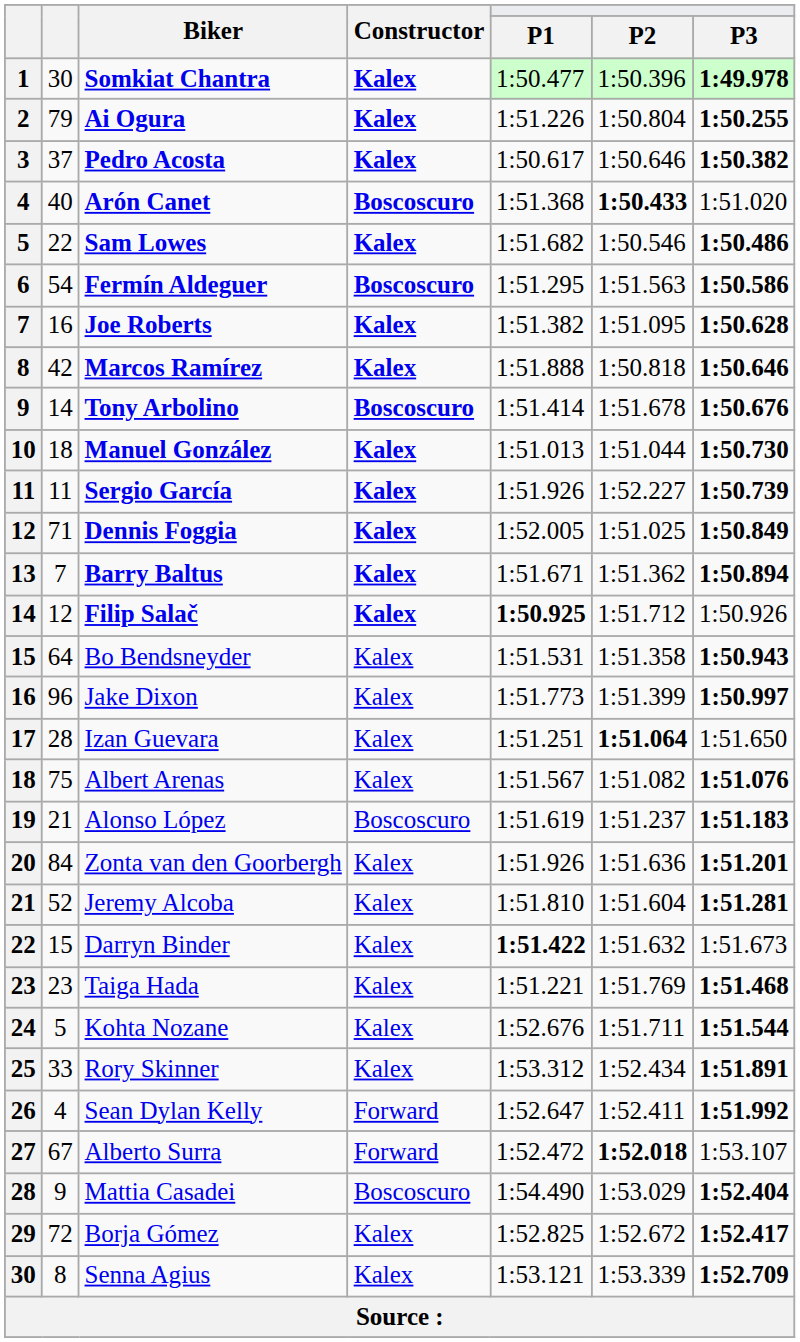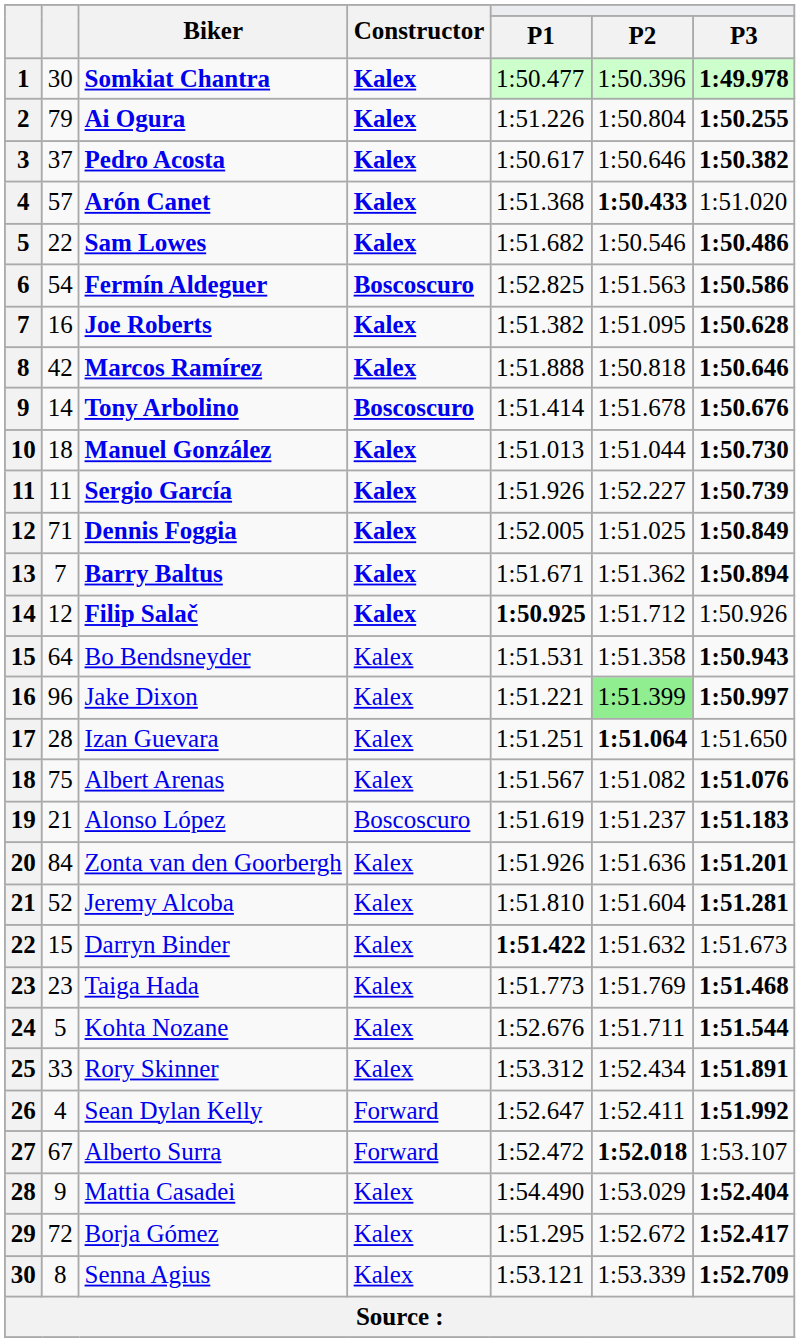(60, 201) 40 -> (60, 201) 57
(414, 201) Boscoscuro -> (385, 201) Kalex
(540, 284) 1:51.295 -> (540, 284) 1:52.825
(540, 697) 1:51.773 -> (540, 697) 1:51.221
(642, 697) no background -> (642, 697) lightgreen background
(540, 986) 1:51.221 -> (540, 986) 1:51.773
(412, 1192) Boscoscuro -> (384, 1192) Kalex
(540, 1233) 1:52.825 -> (540, 1233) 1:51.295
